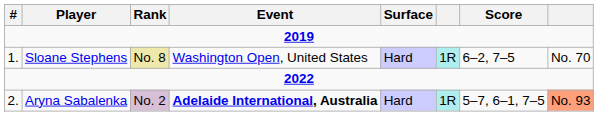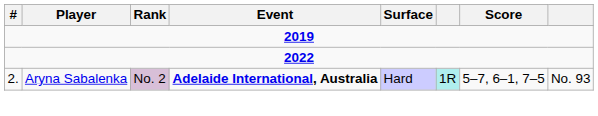- row: (76, 57)
(571, 100) lightsalmon background -> (571, 79) no background
